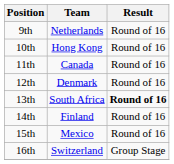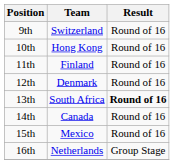(77, 30) Netherlands -> (77, 30) Switzerland
(77, 64) Canada -> (77, 64) Finland
(77, 116) Finland -> (77, 116) Canada
(77, 151) Switzerland -> (77, 151) Netherlands
